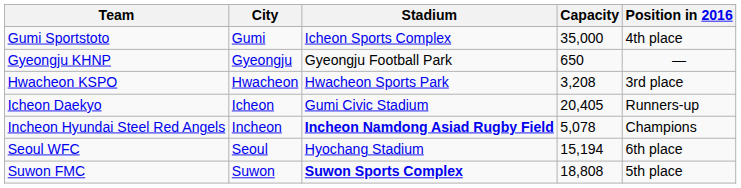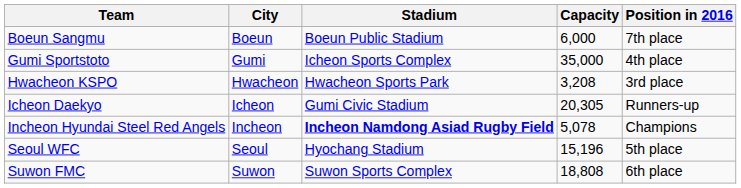+ row: (56, 37)
- row: (59, 60)
(582, 104) 20,405 -> (582, 104) 20,305
(582, 149) 15,194 -> (582, 149) 15,196
(654, 149) 6th place -> (654, 149) 5th place
(384, 171) bold -> (378, 171) normal
(654, 171) 5th place -> (654, 171) 6th place
